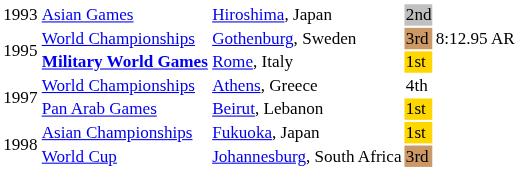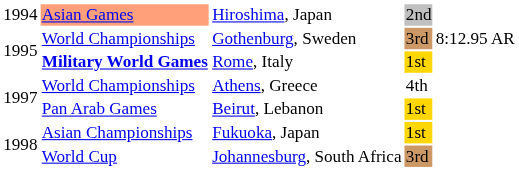(20, 14) 1993 -> (20, 14) 1994
(88, 14) no background -> (88, 14) lightsalmon background
